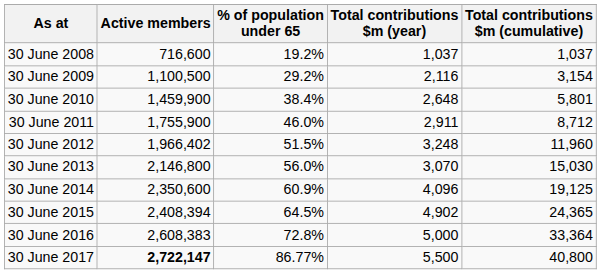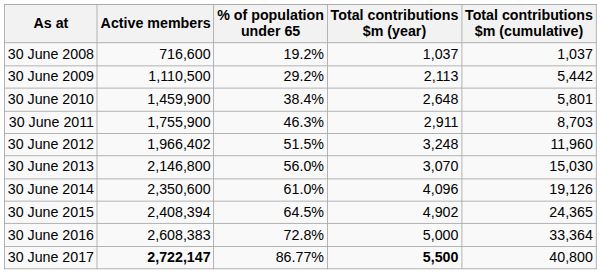(179, 76) 1,100,500 -> (179, 76) 1,110,500
(441, 76) 2,116 -> (441, 76) 2,113
(575, 76) 3,154 -> (575, 76) 5,442
(304, 122) 46.0% -> (304, 122) 46.3%
(575, 122) 8,712 -> (575, 122) 8,703
(304, 189) 60.9% -> (304, 189) 61.0%
(571, 189) 19,125 -> (571, 189) 19,126
(441, 257) normal -> (441, 257) bold
